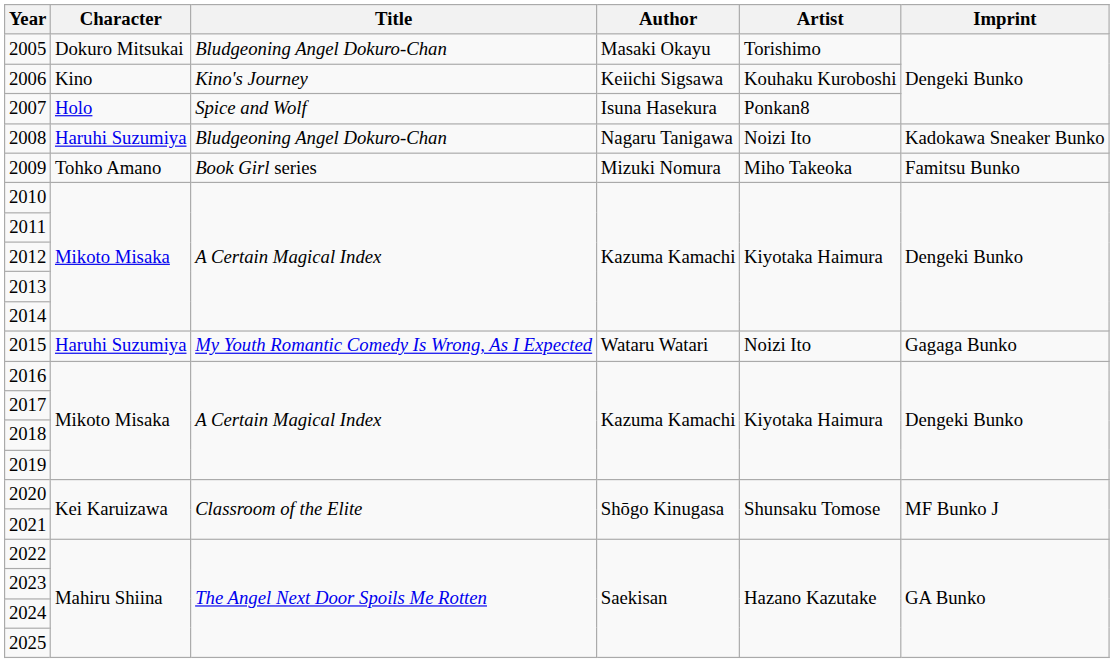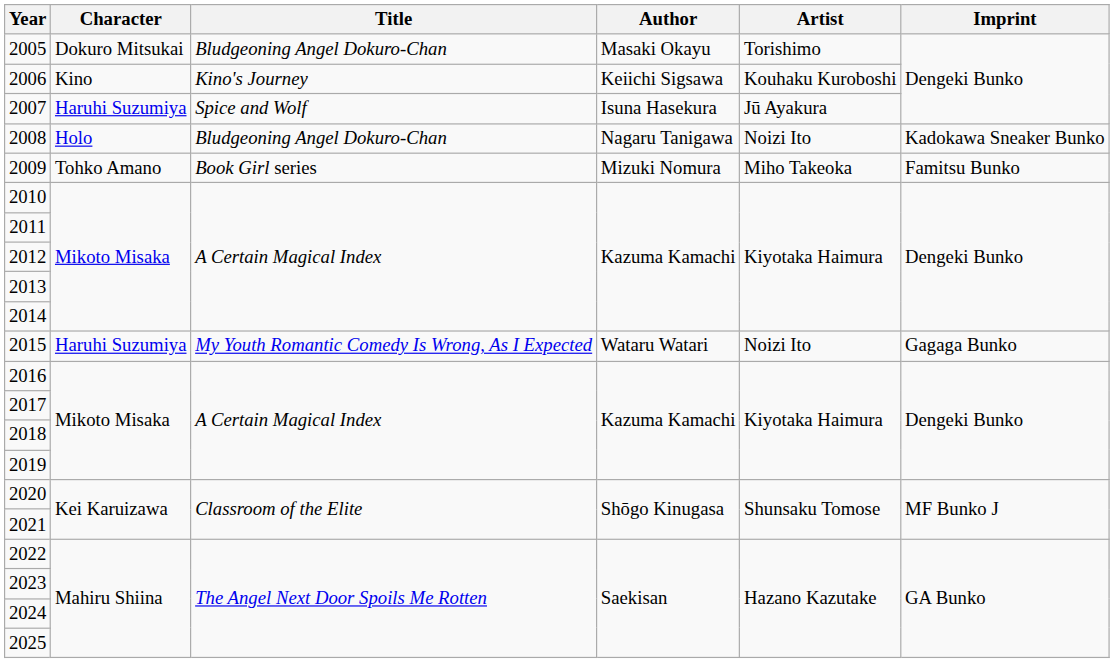(74, 108) Holo -> (121, 108) Haruhi Suzumiya
(777, 108) Ponkan8 -> (786, 108) Jū Ayakura
(121, 138) Haruhi Suzumiya -> (74, 138) Holo
